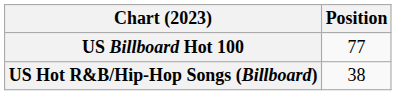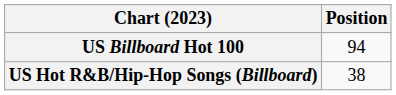(357, 47) 77 -> (357, 47) 94
